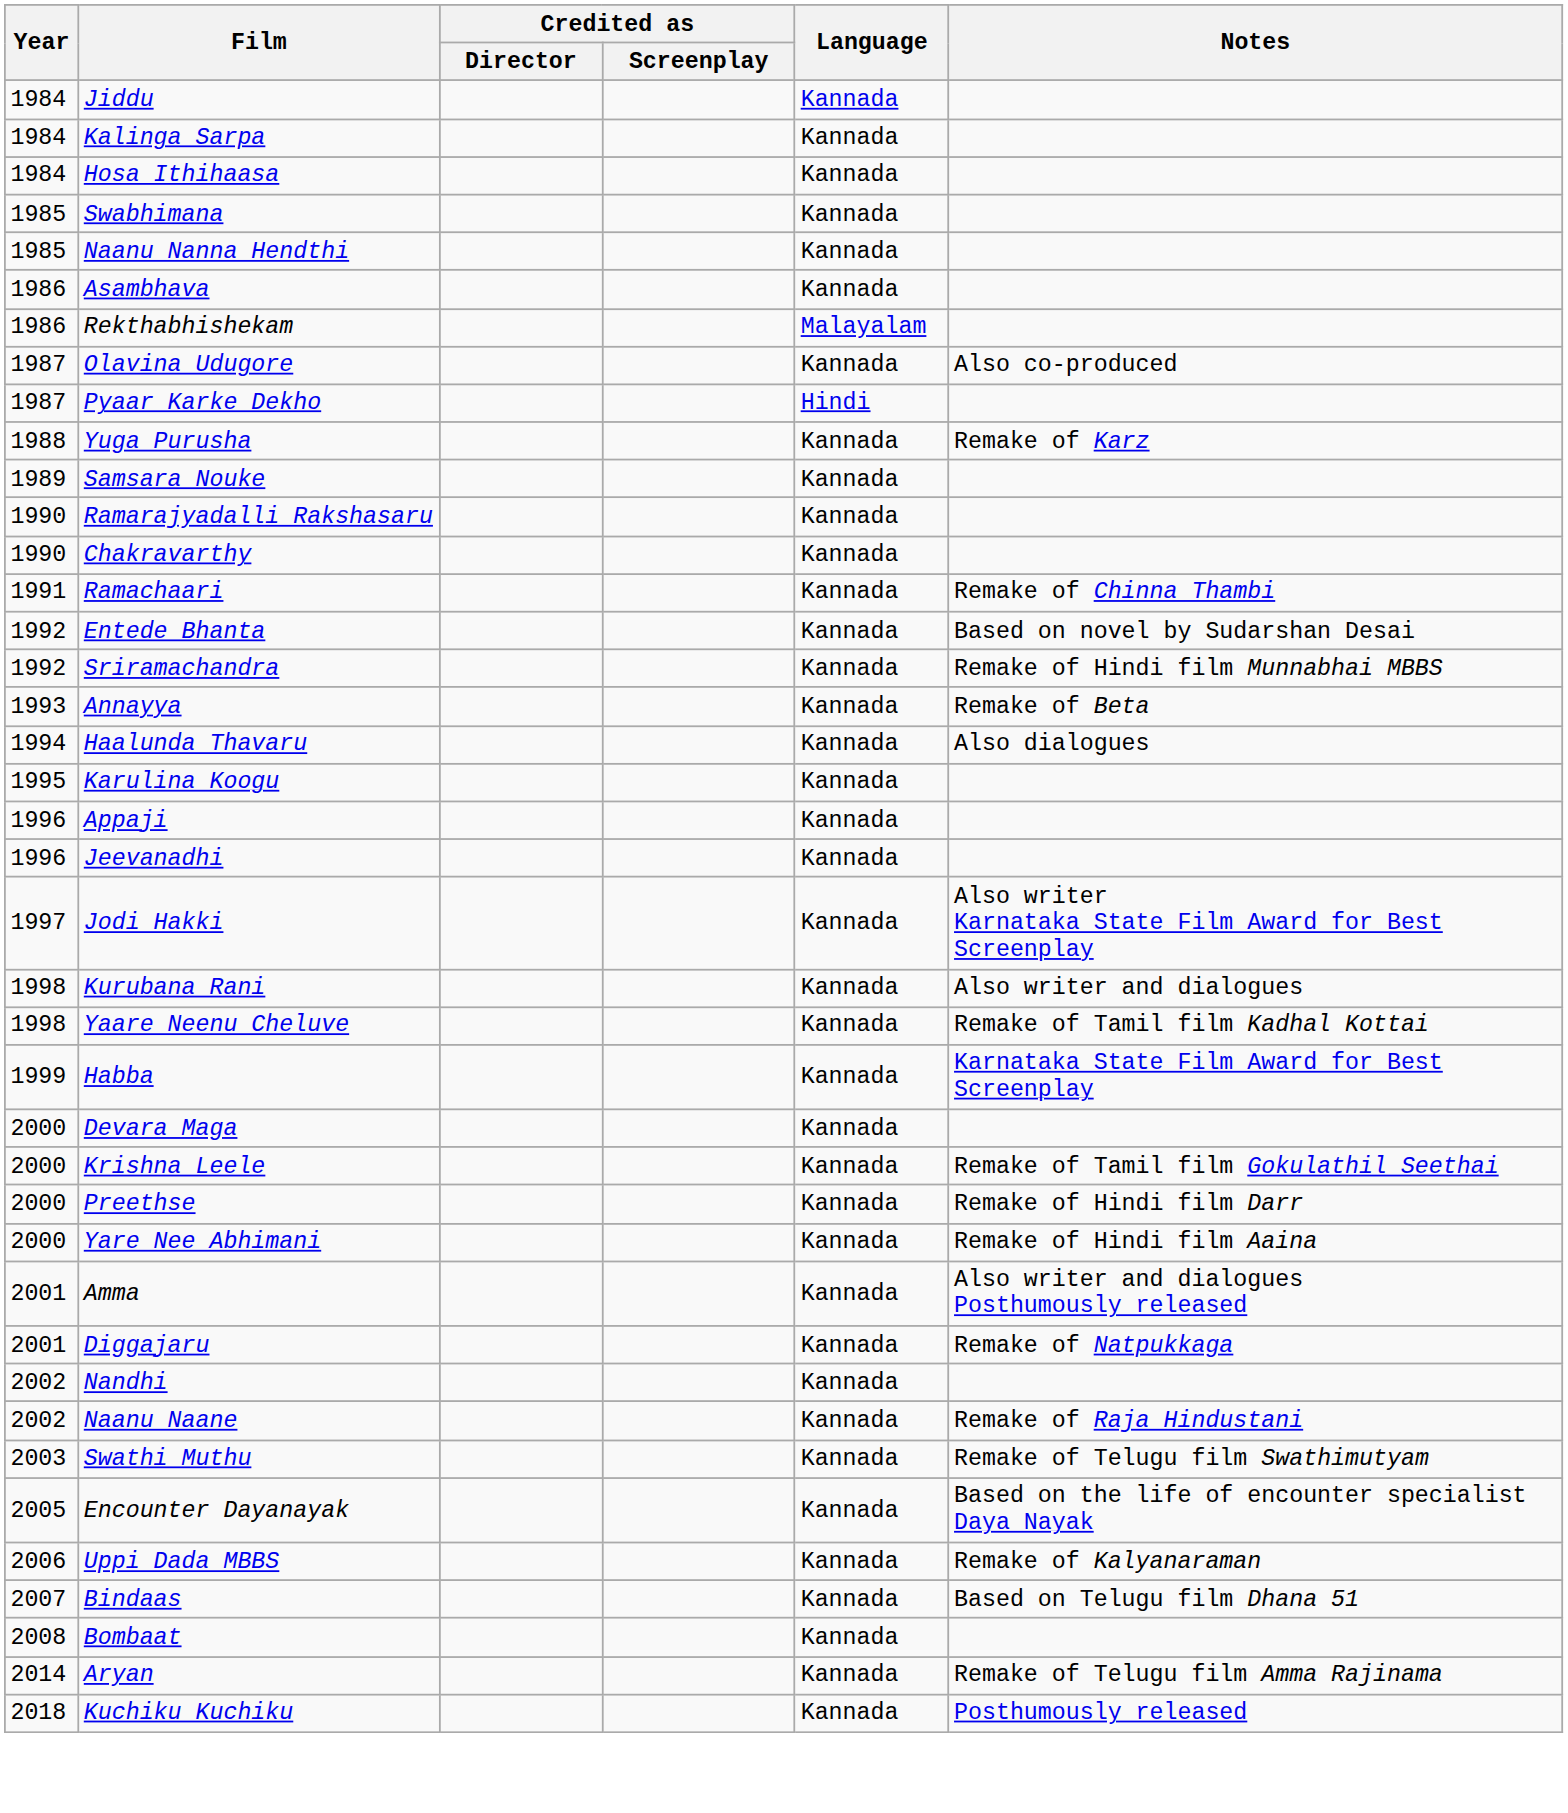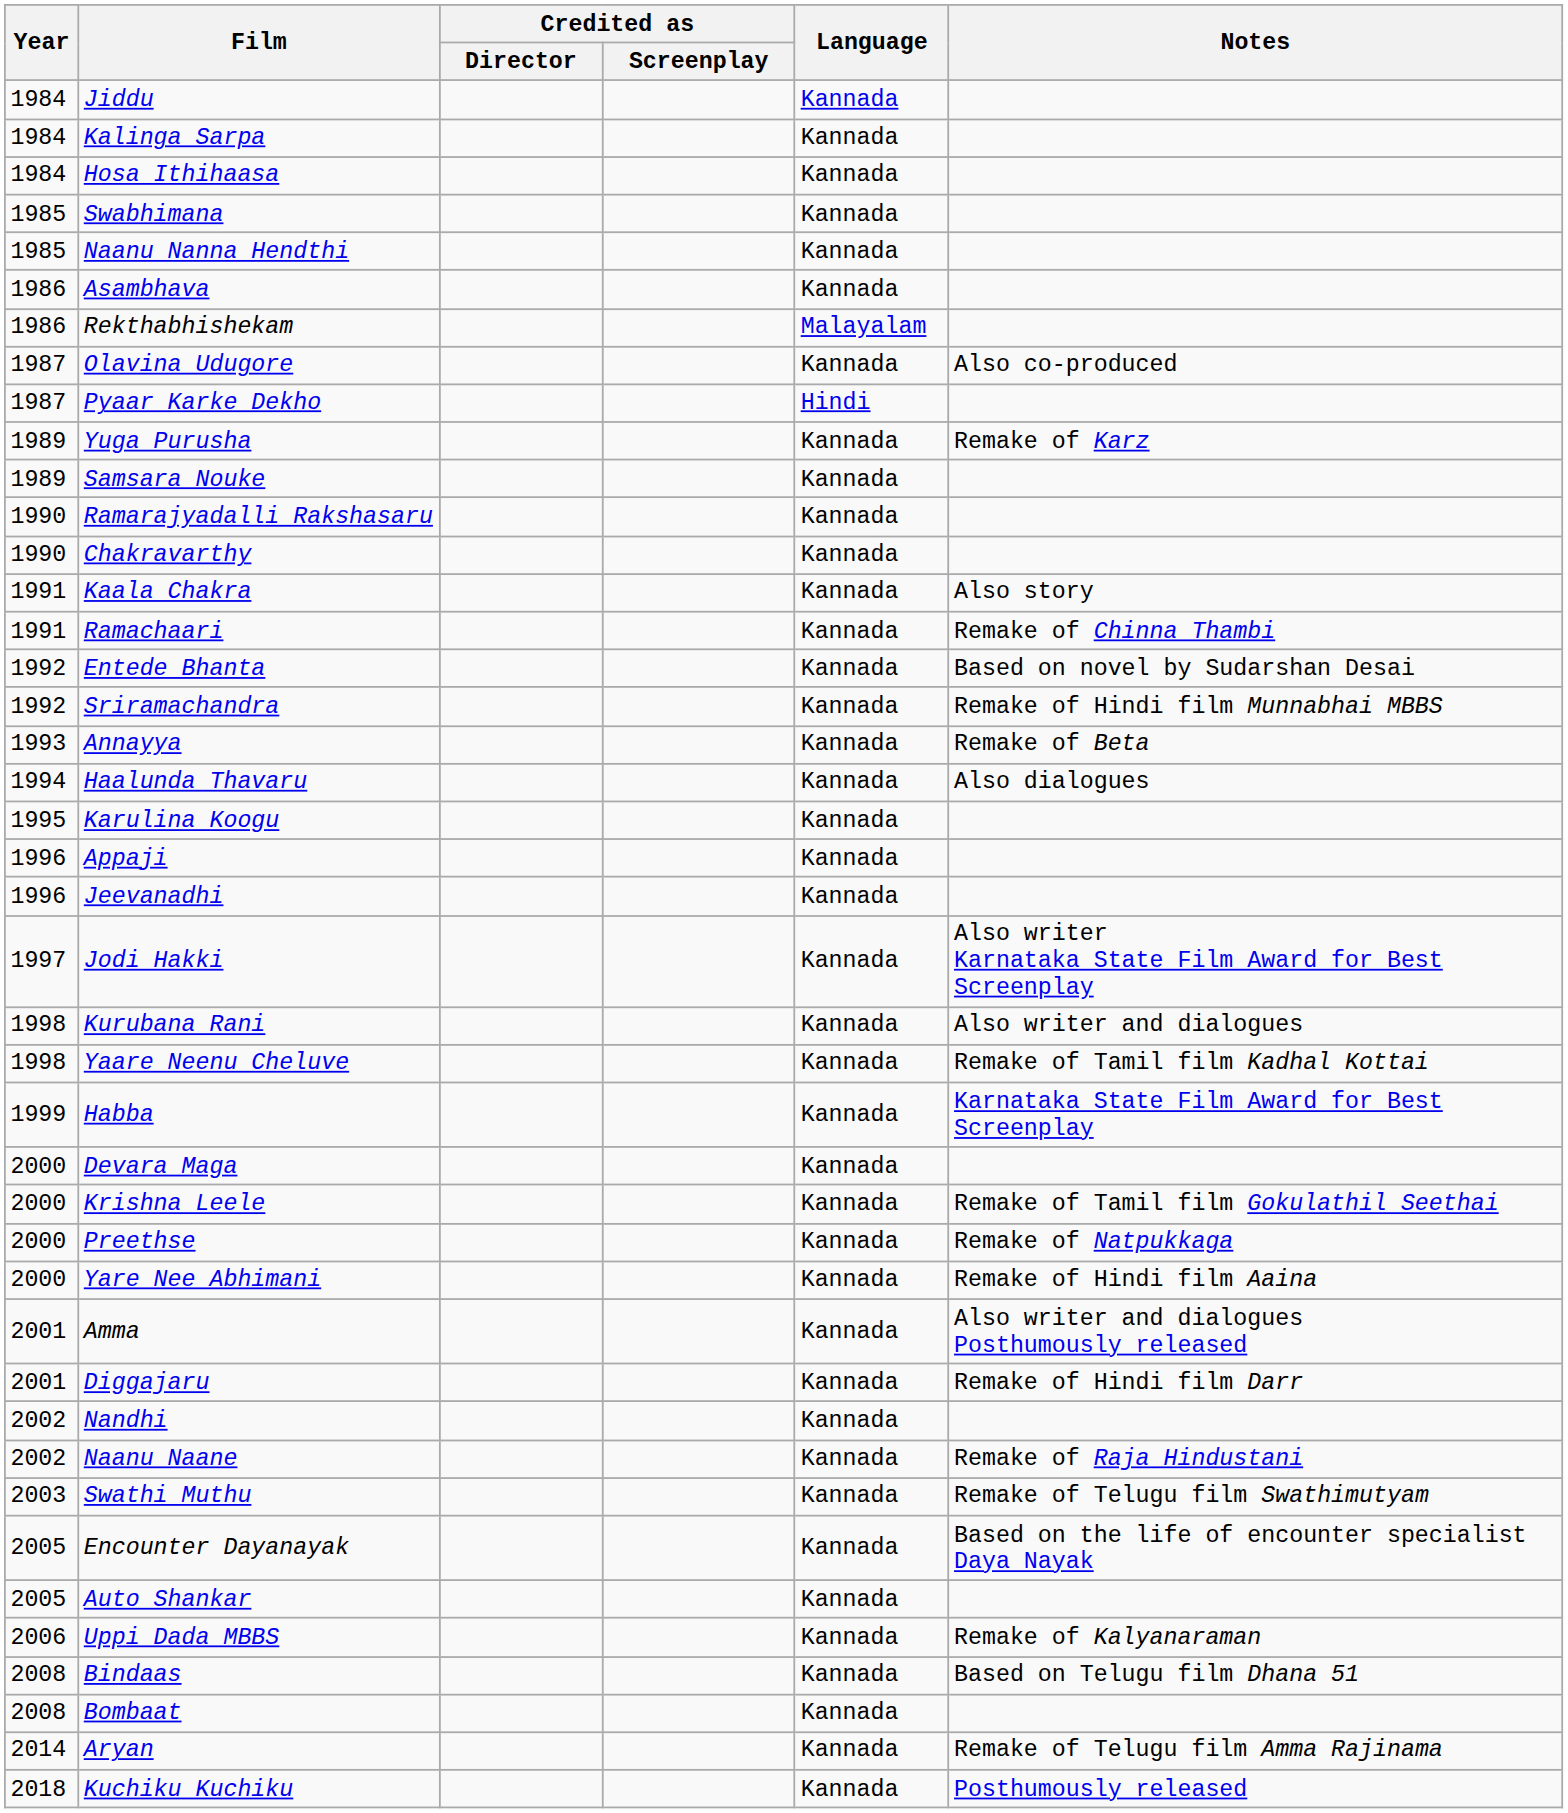(38, 441) 1988 -> (38, 441) 1989
+ row: (168, 593)
(1129, 1204) Remake of Hindi film Darr -> (1094, 1242) Remake of Natpukkaga
(1094, 1345) Remake of Natpukkaga -> (1129, 1383) Remake of Hindi film Darr
+ row: (168, 1599)
(38, 1599) 2007 -> (38, 1675) 2008
